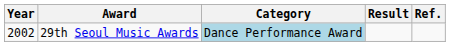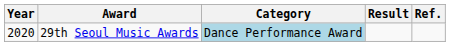(21, 32) 2002 -> (21, 32) 2020
